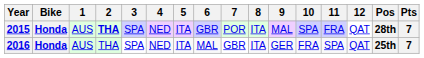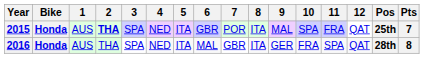(385, 29) 28th -> (385, 29) 25th
(385, 46) 25th -> (385, 46) 28th
(409, 46) 7 -> (409, 46) 8
